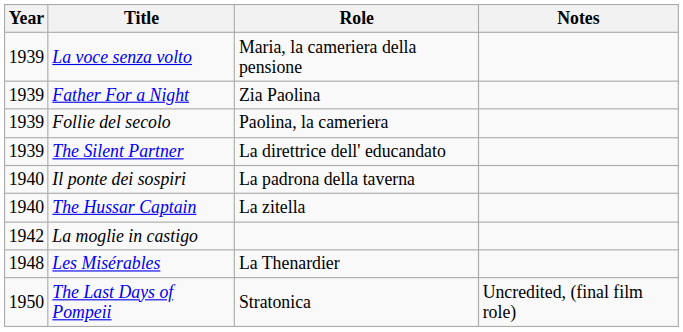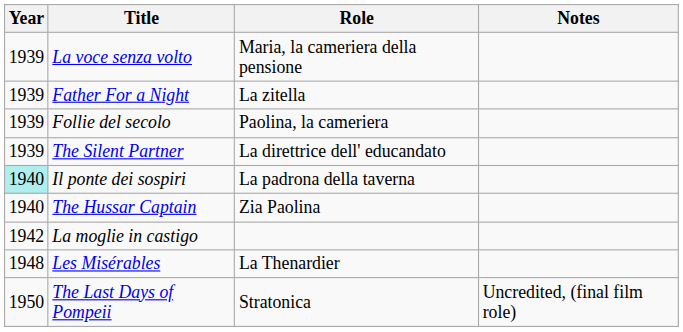(280, 94) Zia Paolina -> (272, 94) La zitella
(26, 179) no background -> (26, 179) paleturquoise background
(272, 207) La zitella -> (280, 207) Zia Paolina
